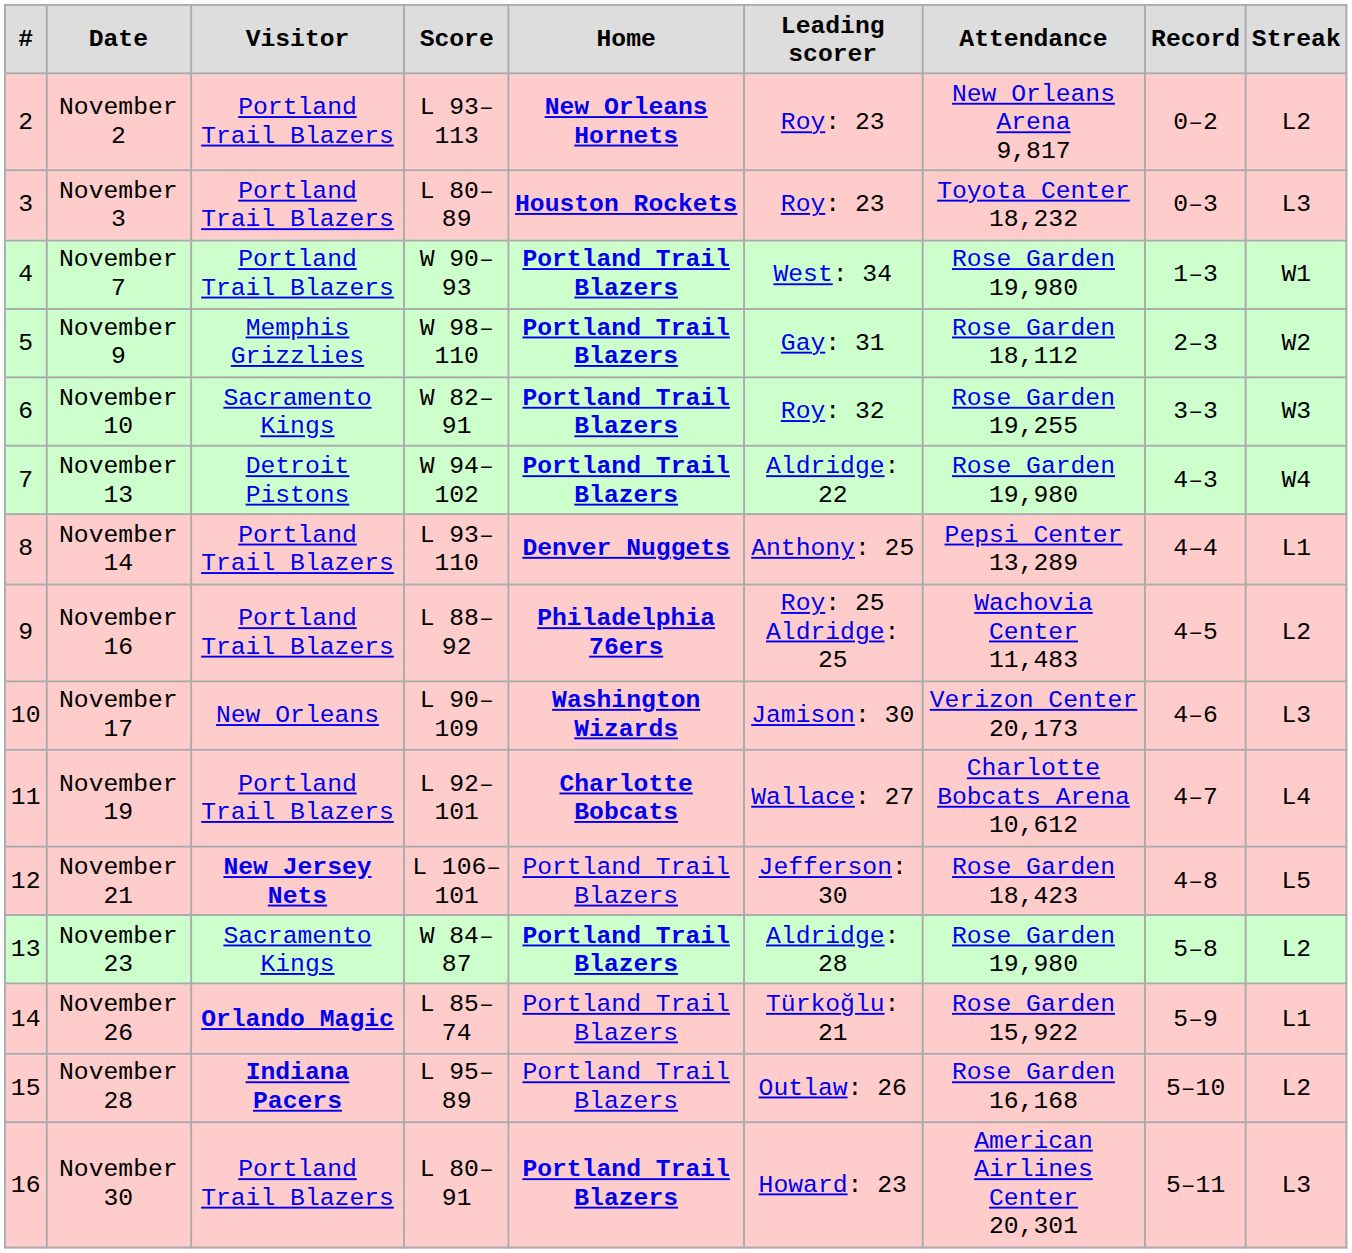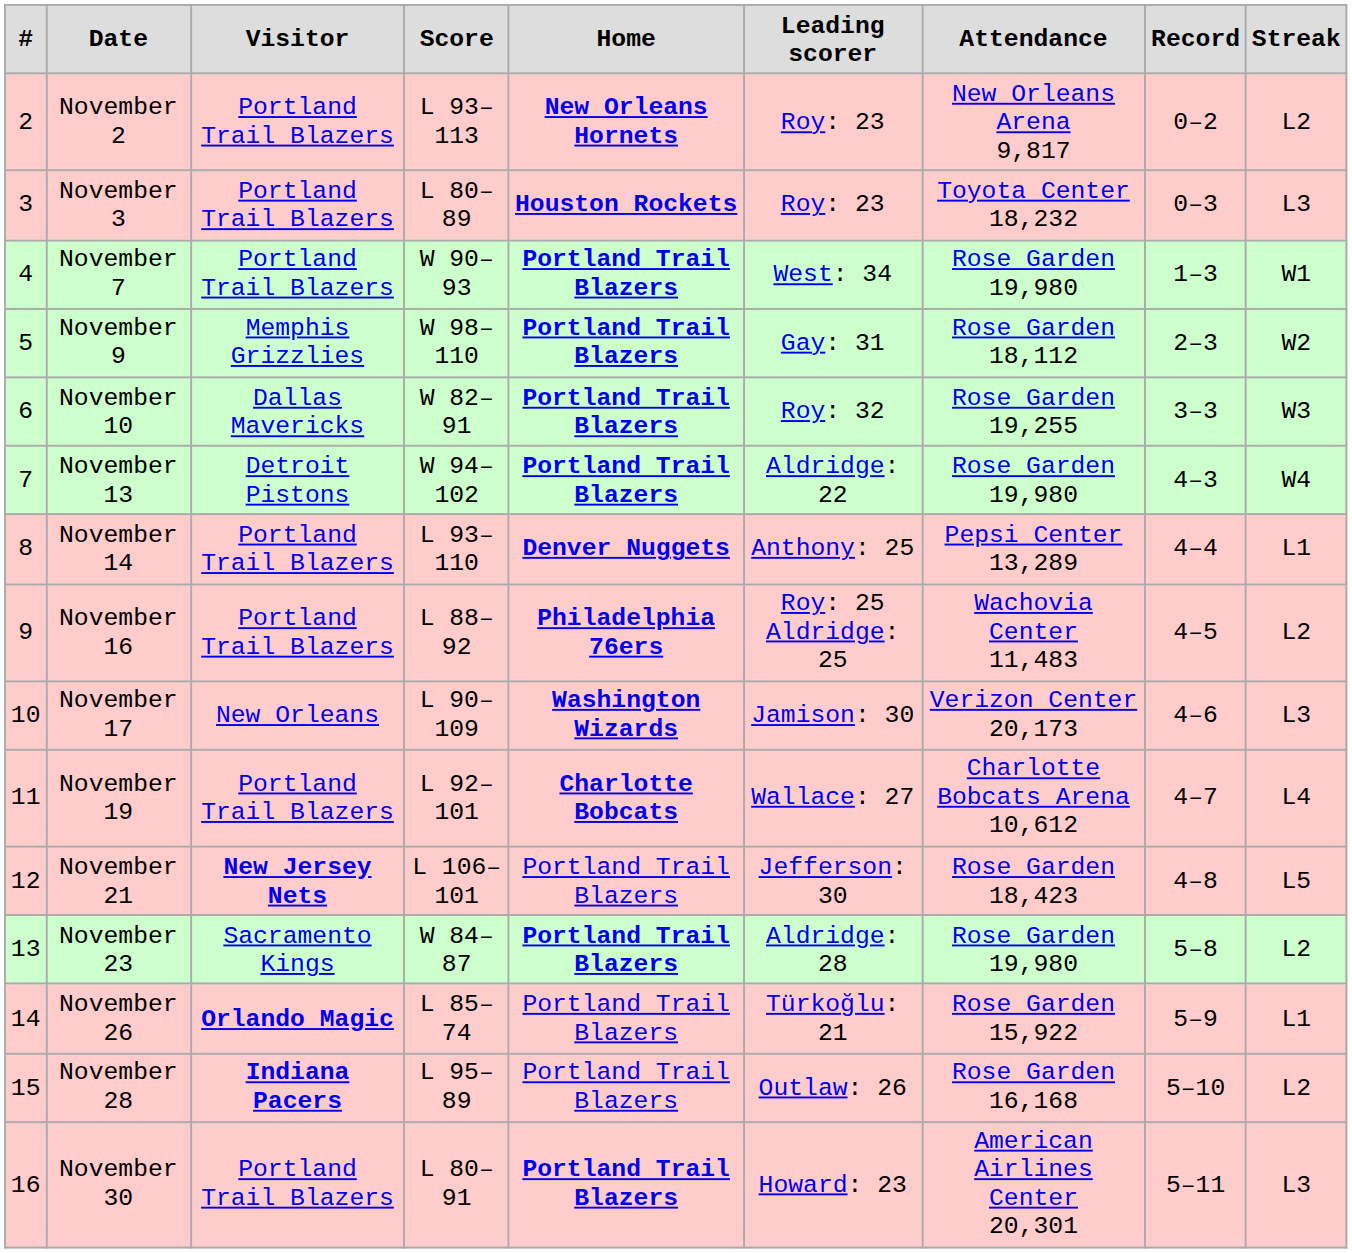(298, 412) Sacramento Kings -> (297, 412) Dallas Mavericks
